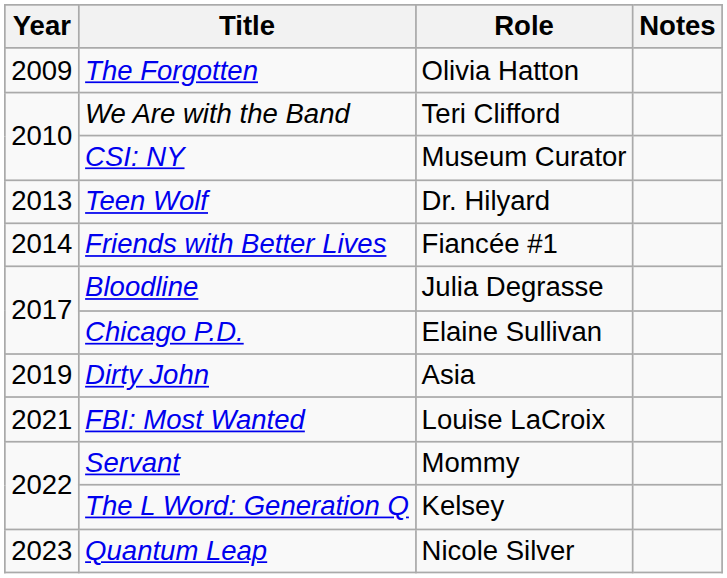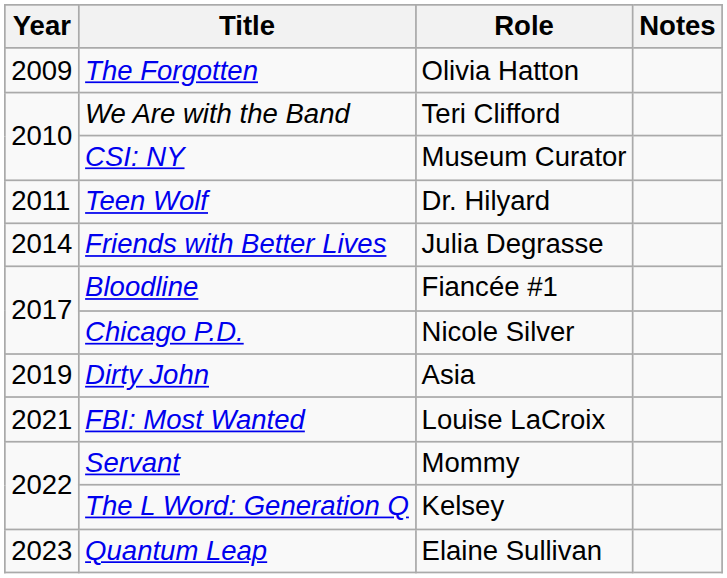(42, 200) 2013 -> (41, 200) 2011
(490, 244) Fiancée #1 -> (513, 244) Julia Degrasse
(513, 288) Julia Degrasse -> (490, 288) Fiancée #1
(512, 331) Elaine Sullivan -> (498, 331) Nicole Silver
(498, 550) Nicole Silver -> (512, 550) Elaine Sullivan
